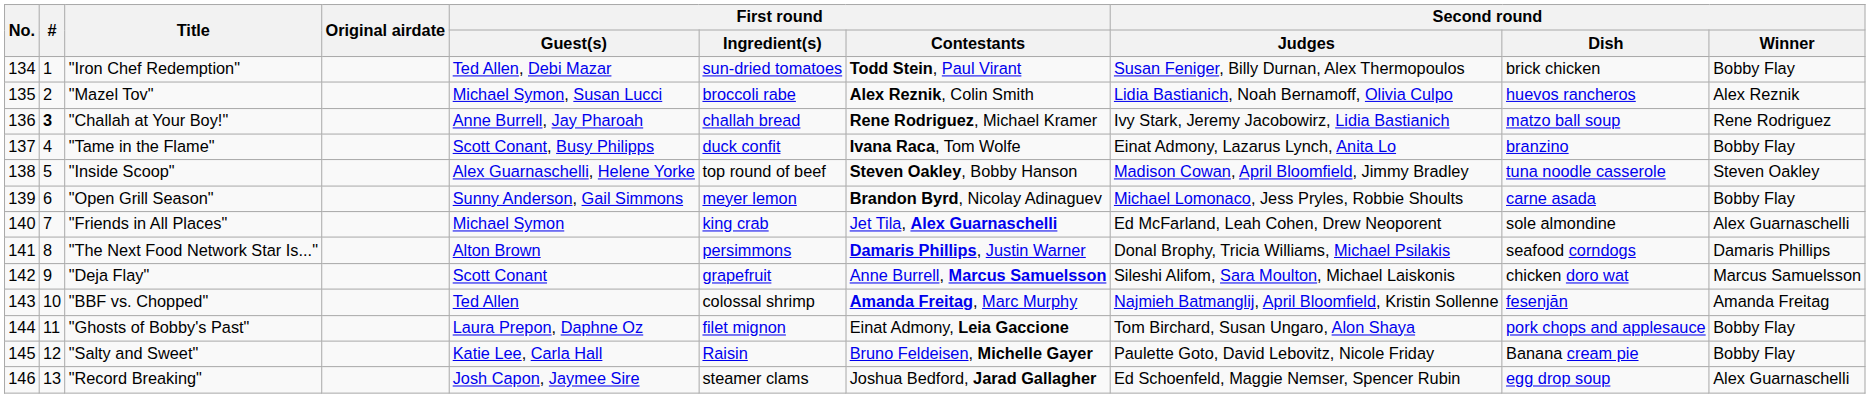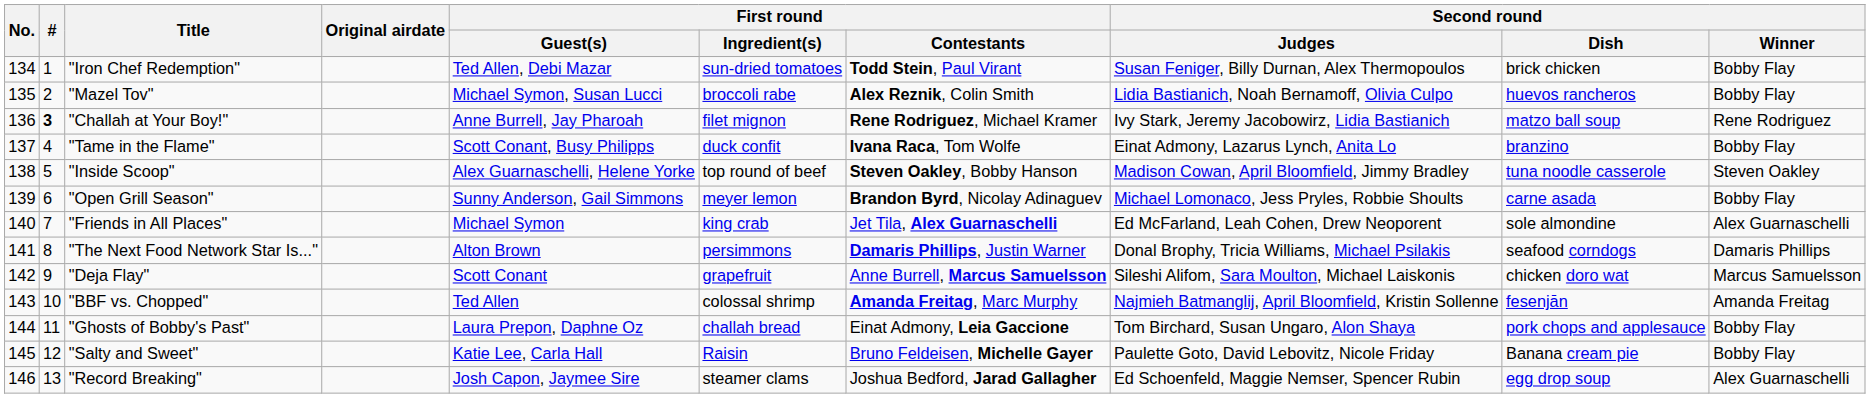(1756, 95) Alex Reznik -> (1754, 95) Bobby Flay
(751, 120) challah bread -> (744, 120) filet mignon
(744, 328) filet mignon -> (751, 328) challah bread
